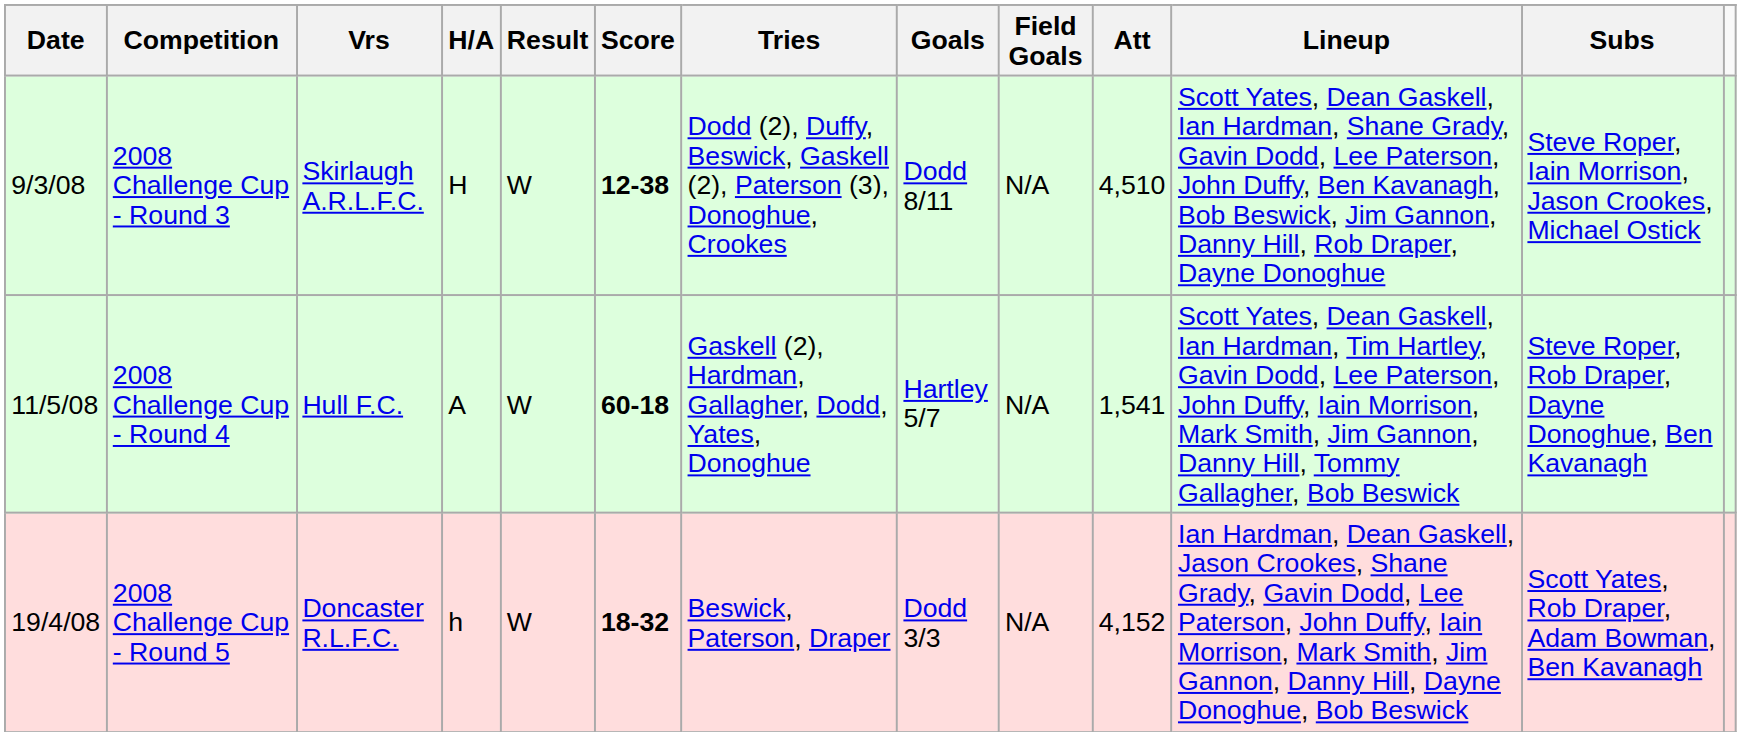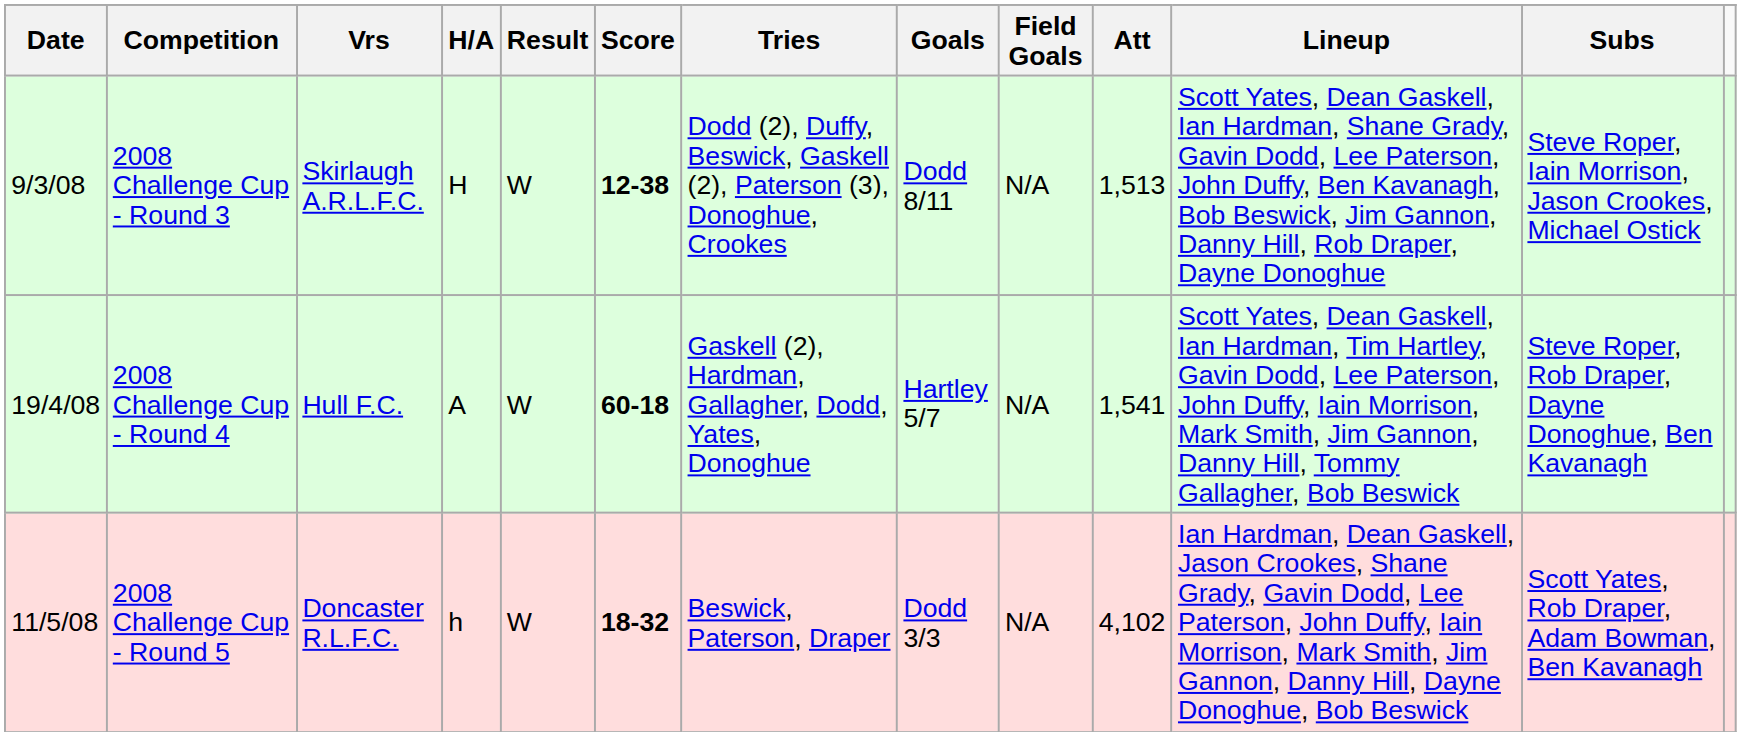(1132, 185) 4,510 -> (1132, 185) 1,513
(55, 404) 11/5/08 -> (56, 404) 19/4/08
(56, 622) 19/4/08 -> (55, 622) 11/5/08
(1132, 622) 4,152 -> (1132, 622) 4,102
